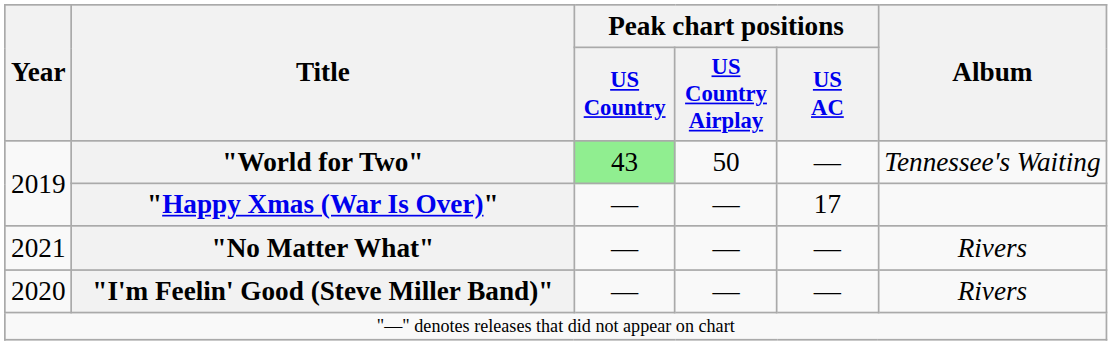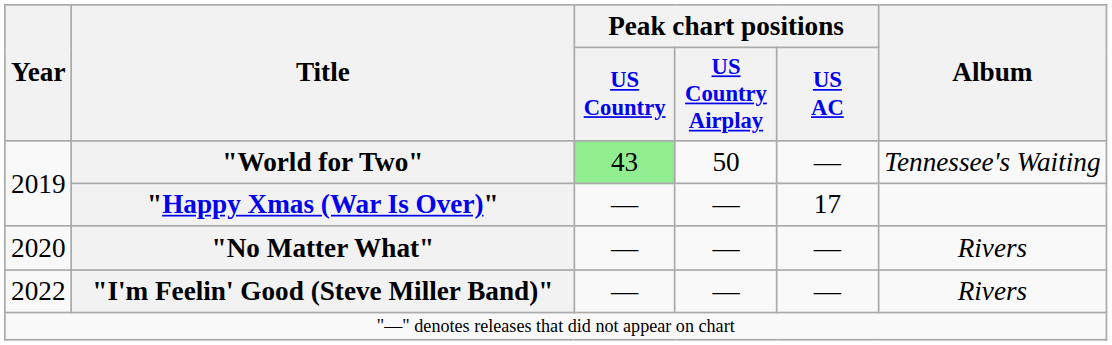(38, 247) 2021 -> (38, 247) 2020
(38, 290) 2020 -> (38, 290) 2022
